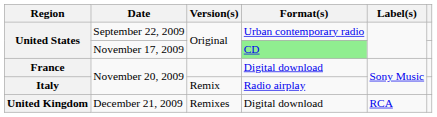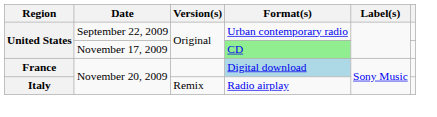(283, 67) no background -> (267, 67) lightblue background
- row: (48, 103)
